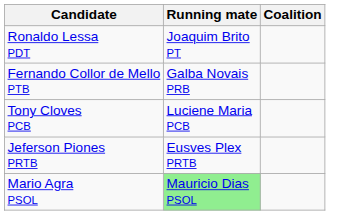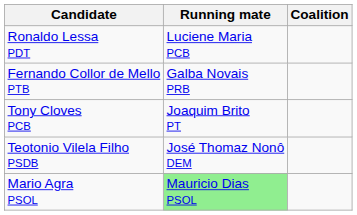(208, 44) Joaquim Brito PT -> (209, 44) Luciene Maria PCB
(209, 118) Luciene Maria PCB -> (208, 118) Joaquim Brito PT
- row: (56, 155)
+ row: (68, 155)
